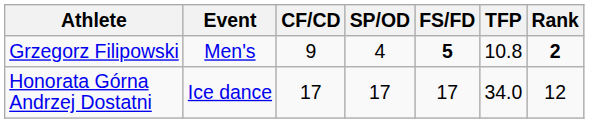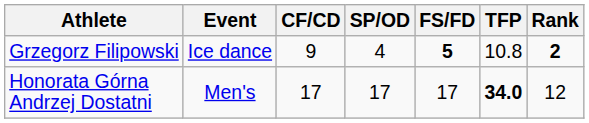(230, 51) Men's -> (230, 51) Ice dance
(230, 93) Ice dance -> (230, 93) Men's
(503, 93) normal -> (503, 93) bold
